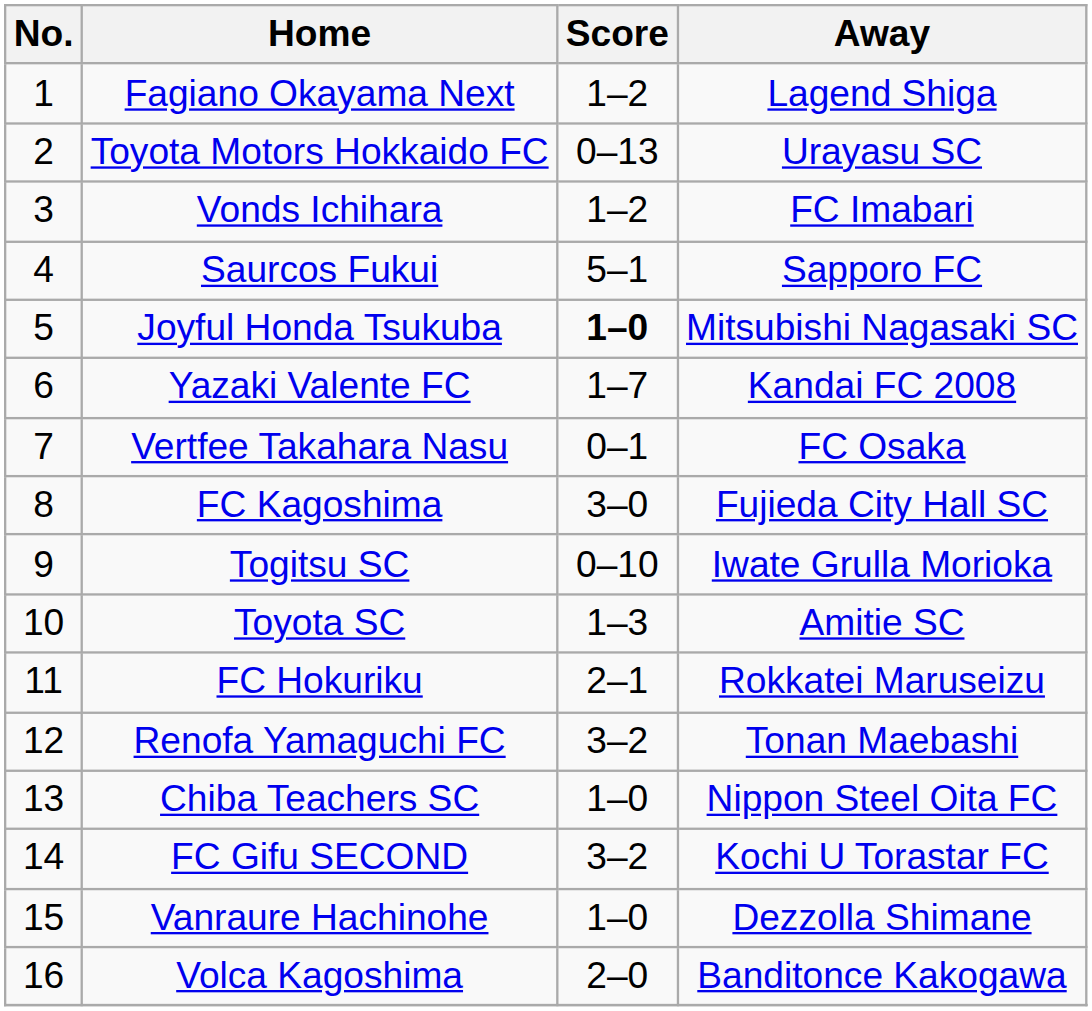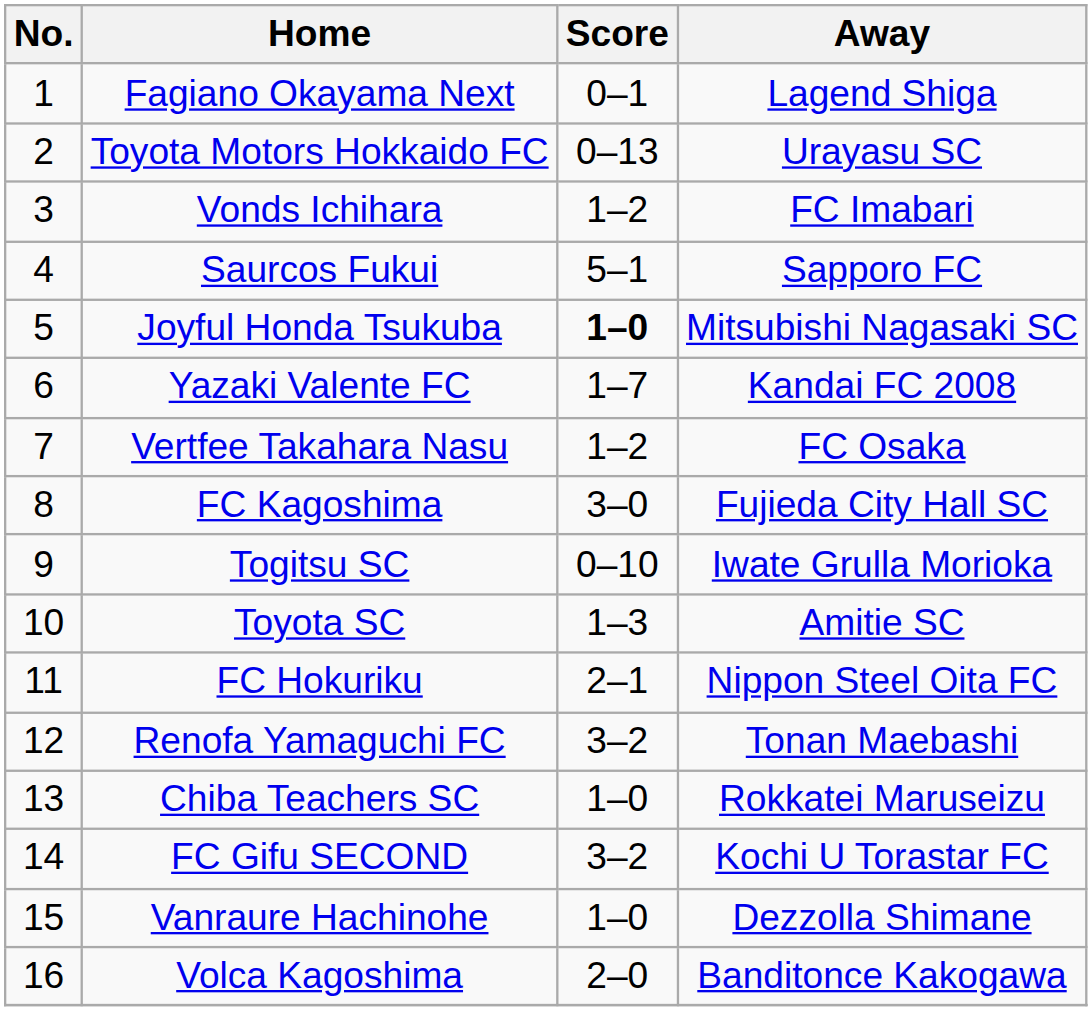(617, 92) 1–2 -> (617, 92) 0–1
(617, 446) 0–1 -> (617, 446) 1–2
(882, 681) Rokkatei Maruseizu -> (882, 681) Nippon Steel Oita FC
(882, 799) Nippon Steel Oita FC -> (882, 799) Rokkatei Maruseizu
